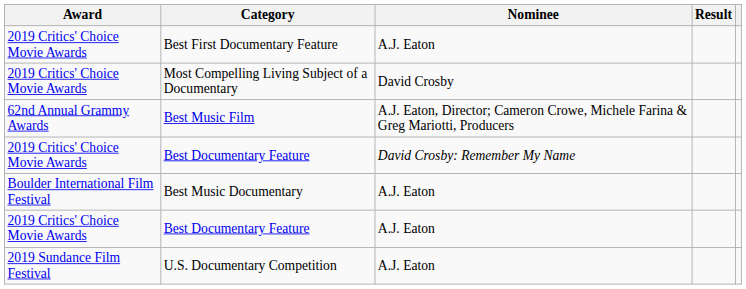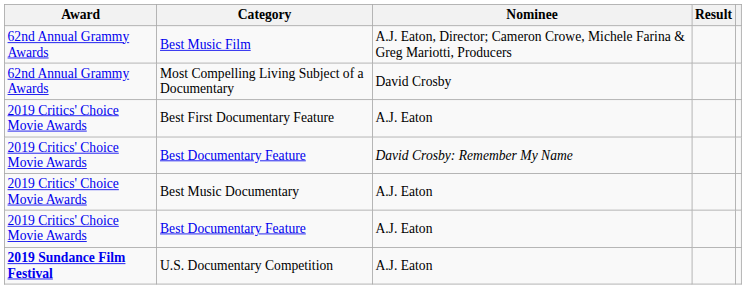rows swapped: (209, 118) <-> (251, 44)
(63, 81) 2019 Critics' Choice Movie Awards -> (68, 81) 62nd Annual Grammy Awards
(80, 191) Boulder International Film Festival -> (63, 191) 2019 Critics' Choice Movie Awards
(64, 265) normal -> (67, 265) bold
